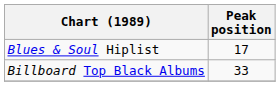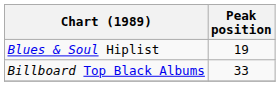(241, 50) 17 -> (241, 50) 19
